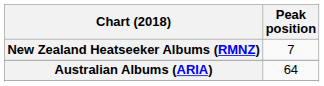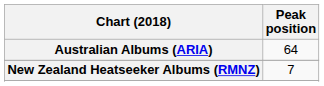rows swapped: (134, 70) <-> (134, 49)
